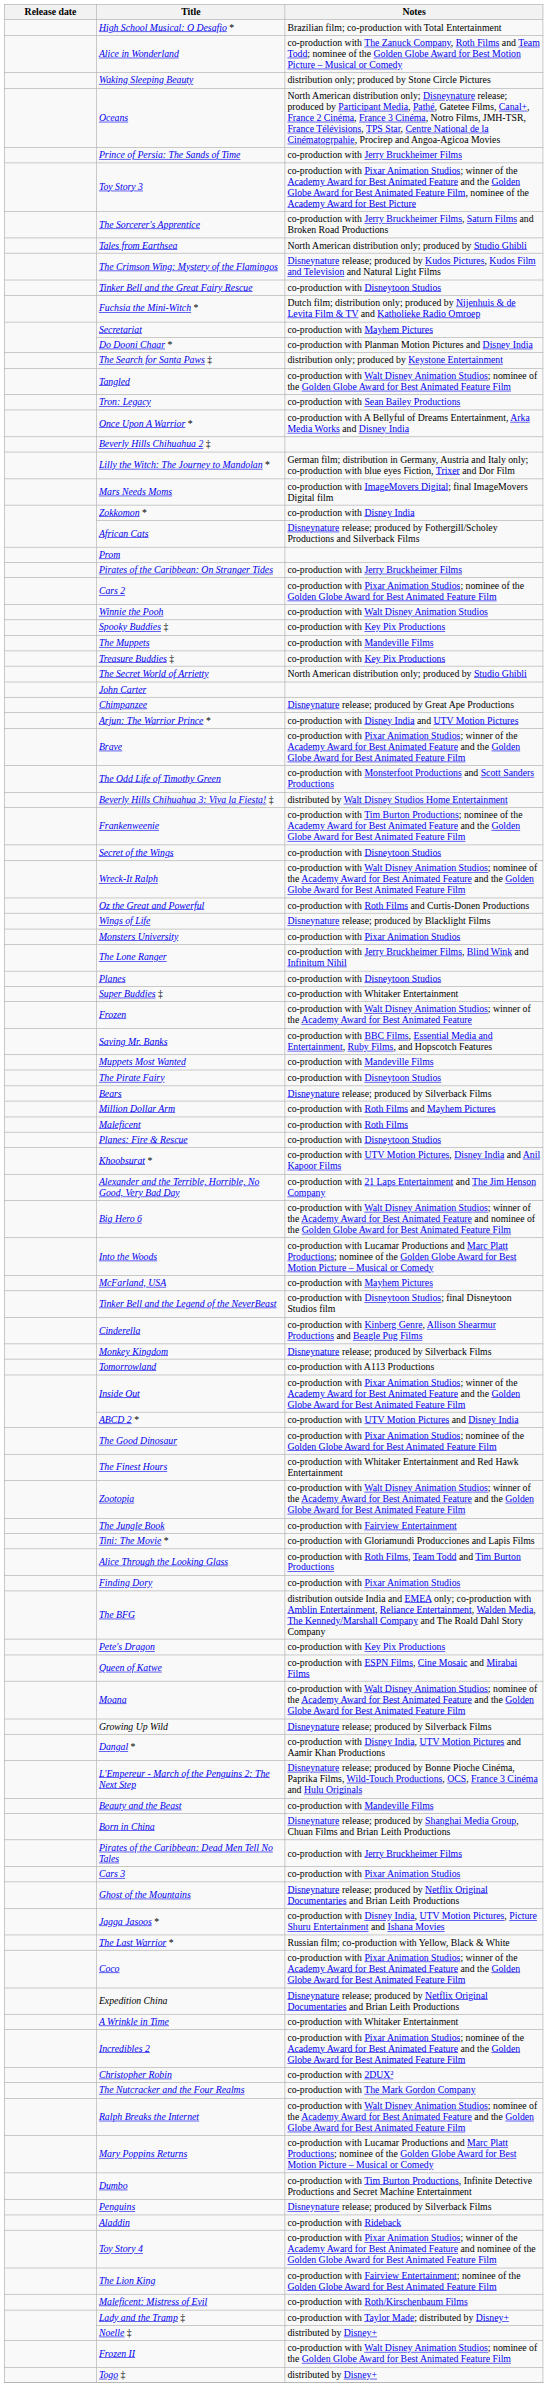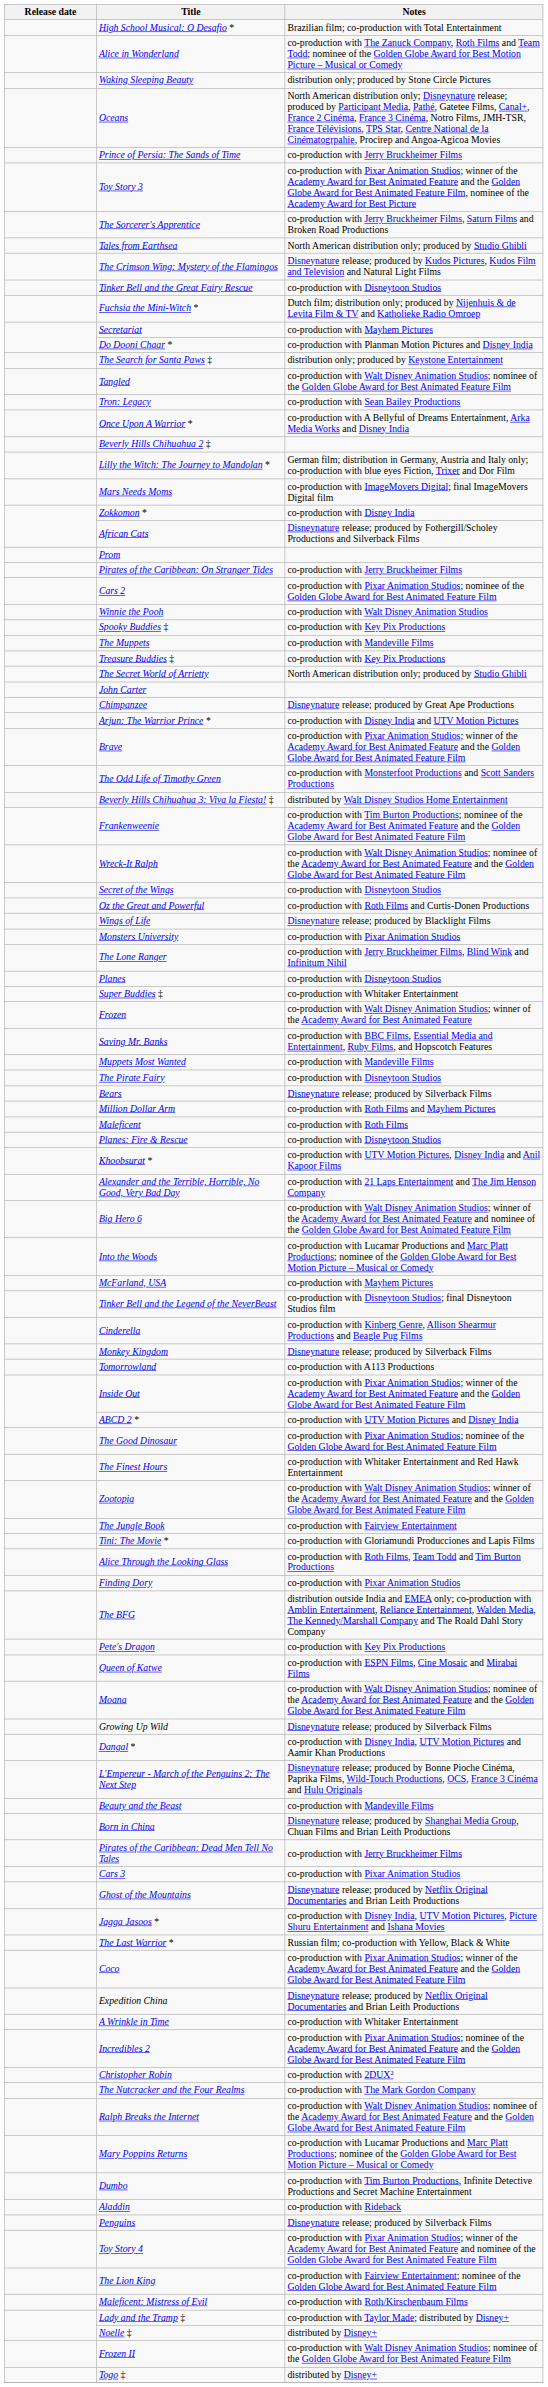rows swapped: (136, 852) <-> (128, 879)
rows swapped: (117, 2207) <-> (114, 2222)
